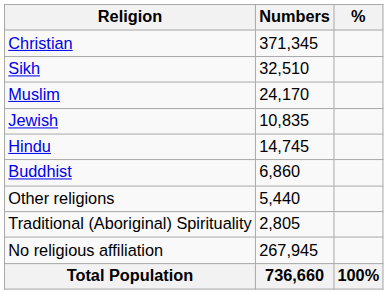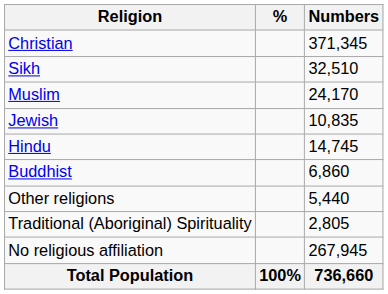columns swapped: (295, 17) <-> (358, 17)
